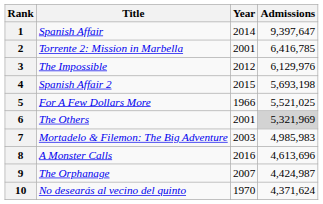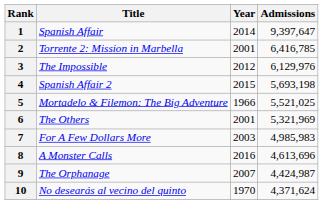(95, 102) For A Few Dollars More -> (133, 102) Mortadelo & Filemon: The Big Adventure
(293, 119) lightgrey background -> (293, 119) no background
(133, 137) Mortadelo & Filemon: The Big Adventure -> (95, 137) For A Few Dollars More
